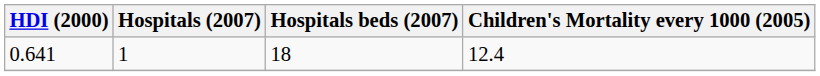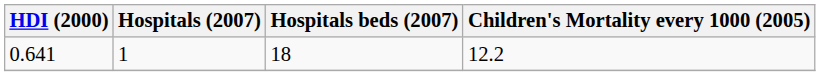(486, 53) 12.4 -> (486, 53) 12.2
